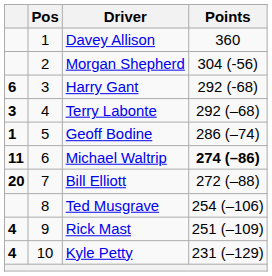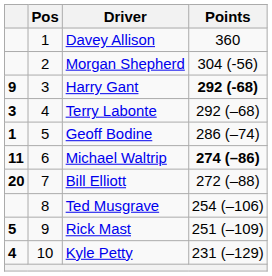(12, 87) 6 -> (12, 87) 9
(228, 87) normal -> (228, 87) bold
(12, 229) 4 -> (12, 229) 5
